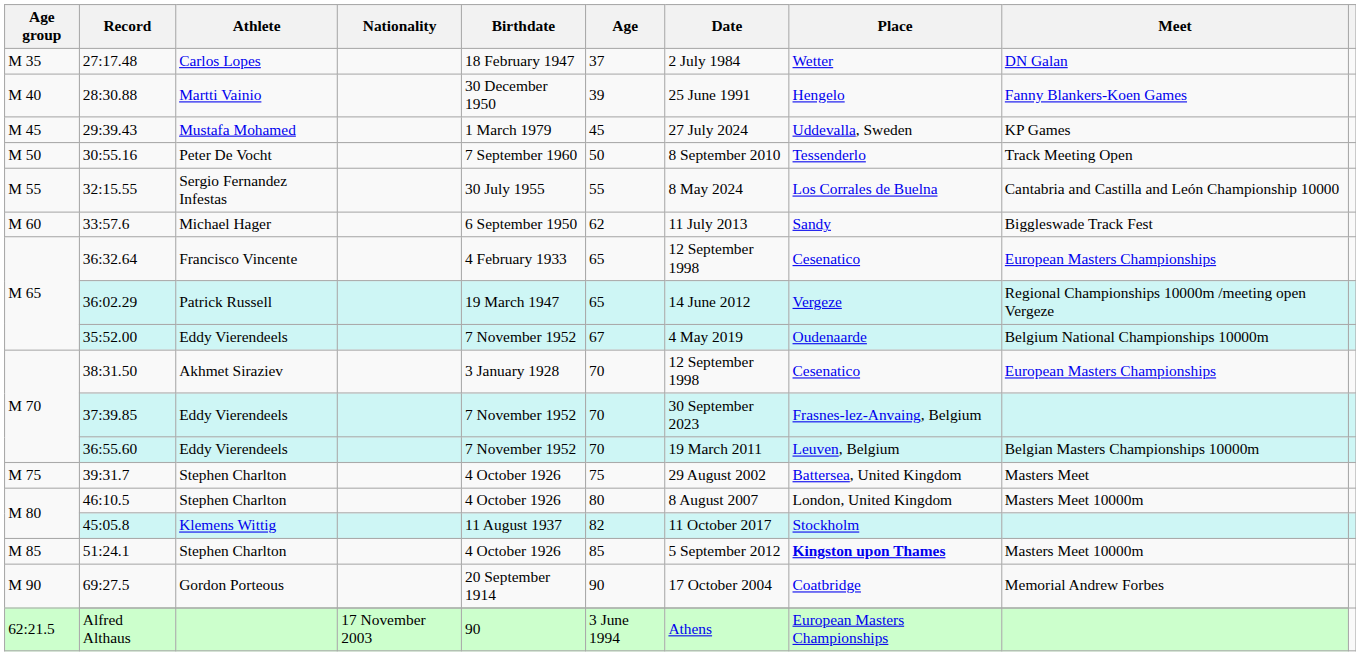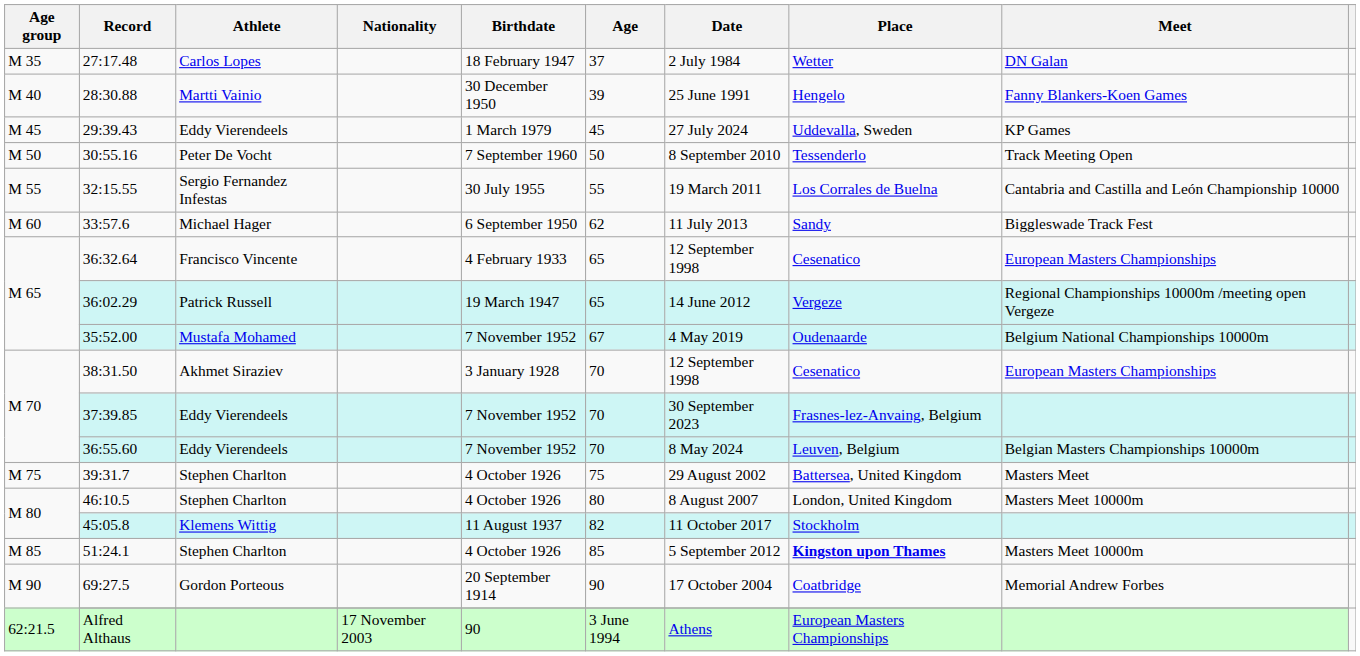(238, 130) Mustafa Mohamed -> (233, 130) Eddy Vierendeels
(706, 190) 8 May 2024 -> (715, 190) 19 March 2011
(233, 337) Eddy Vierendeels -> (238, 337) Mustafa Mohamed
(715, 449) 19 March 2011 -> (706, 449) 8 May 2024
